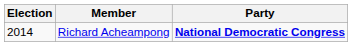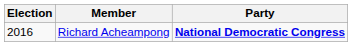(20, 32) 2014 -> (20, 32) 2016
